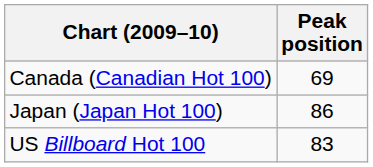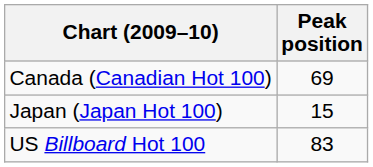(322, 111) 86 -> (322, 111) 15
